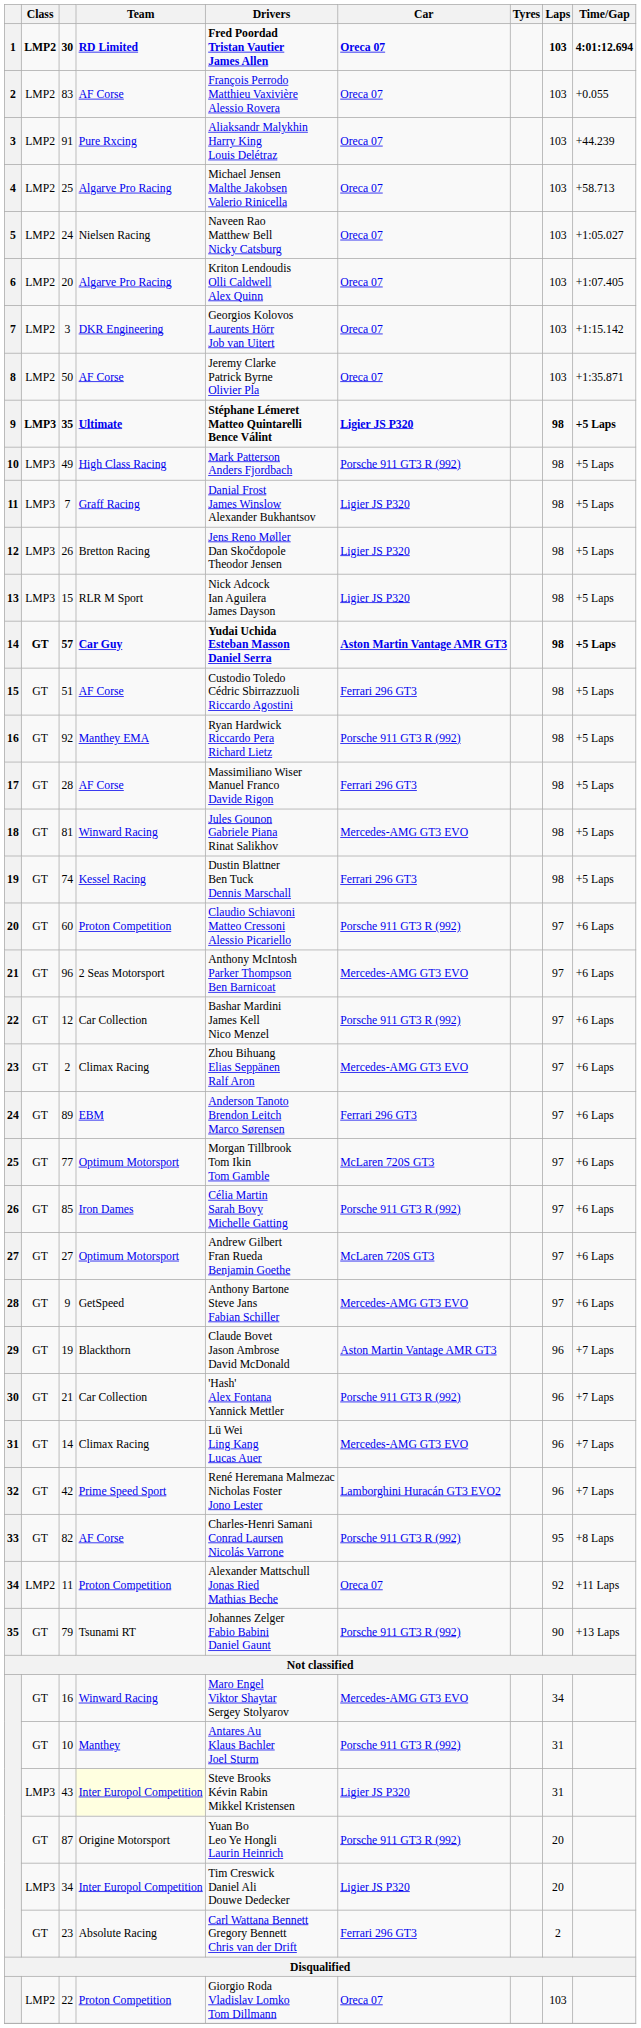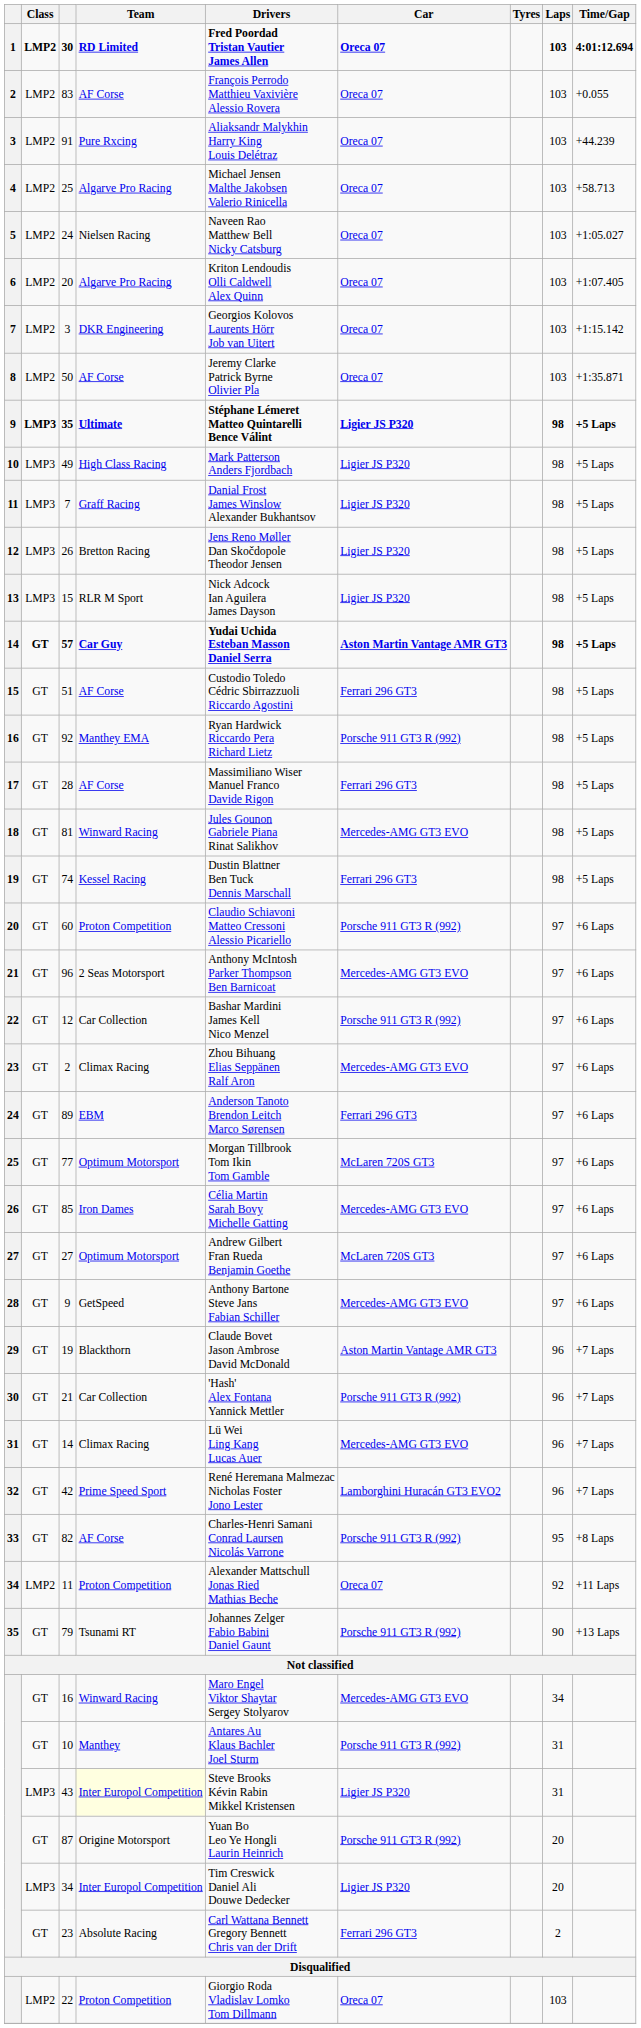(400, 463) Porsche 911 GT3 R (992) -> (375, 463) Ligier JS P320
(400, 1209) Porsche 911 GT3 R (992) -> (404, 1209) Mercedes-AMG GT3 EVO
